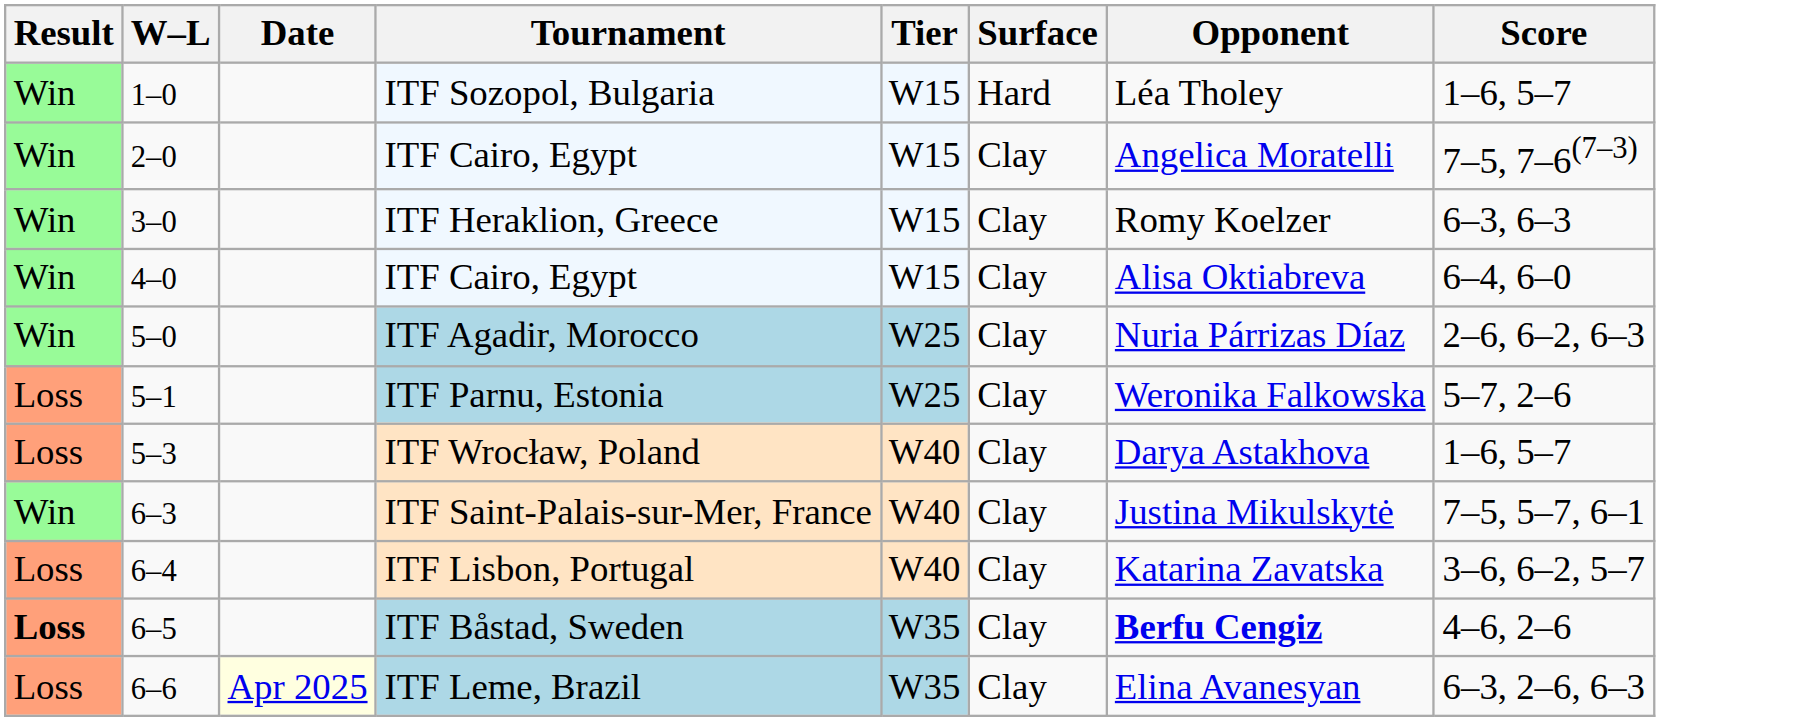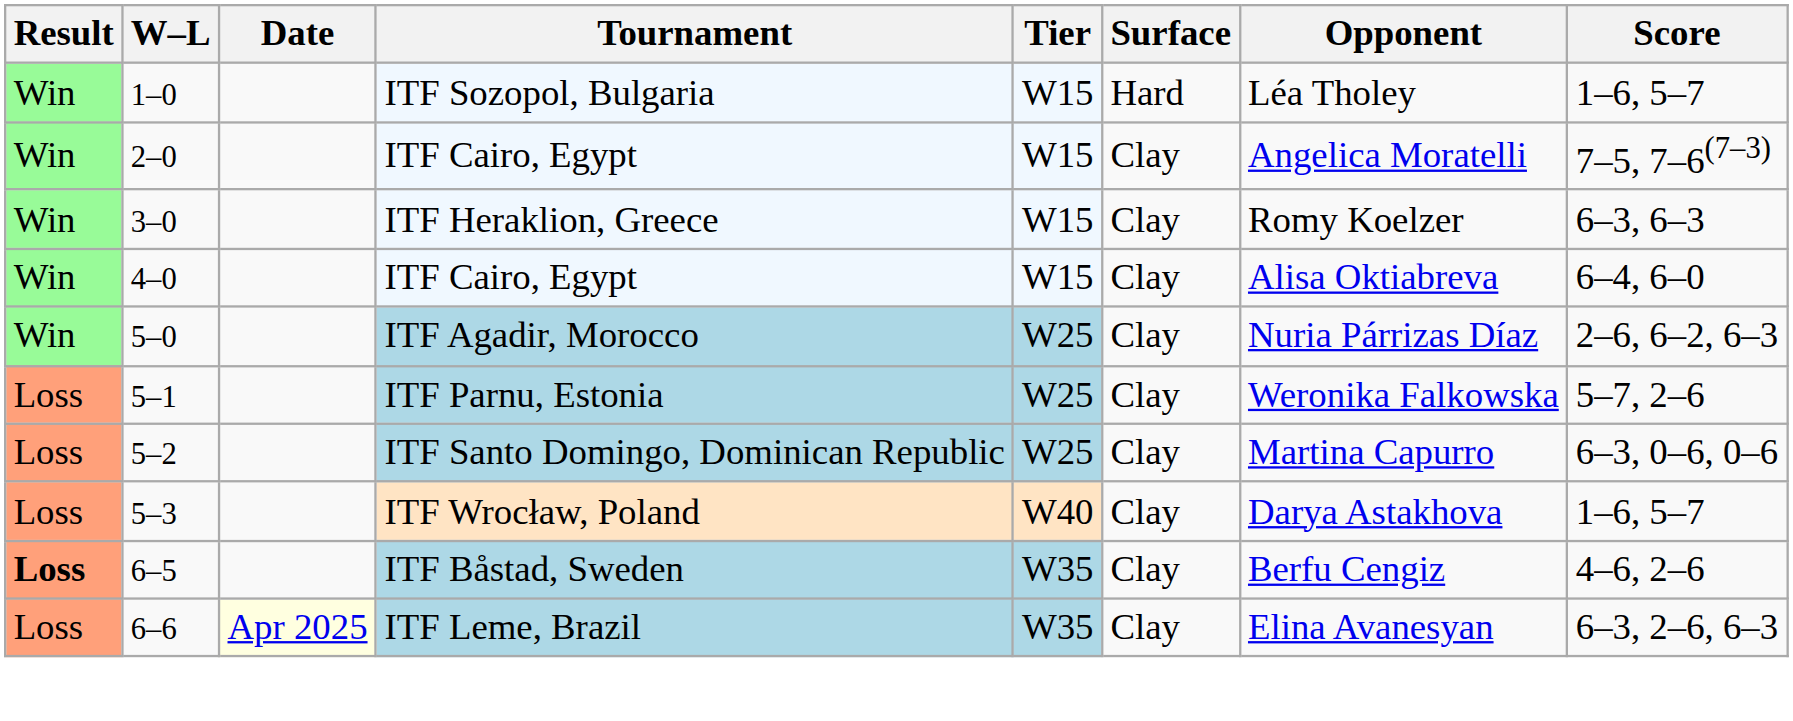+ row: (154, 454)
- row: (154, 512)
- row: (154, 571)
(1219, 627) bold -> (1347, 568) normal
